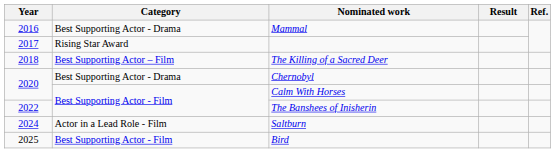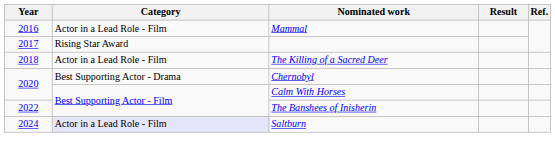(118, 28) Best Supporting Actor - Drama -> (111, 28) Actor in a Lead Role - Film
(114, 60) Best Supporting Actor – Film -> (111, 60) Actor in a Lead Role - Film
(111, 124) no background -> (111, 124) lavender background
- row: (280, 140)
